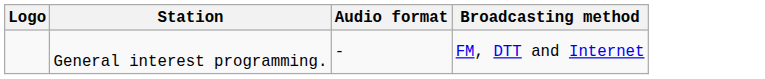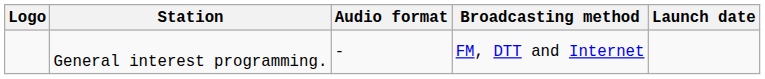+ column: (704, 17)
